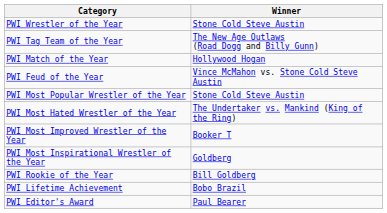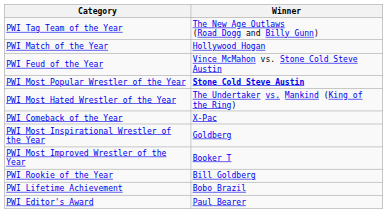- row: (64, 24)
(248, 95) normal -> (248, 82) bold
+ row: (64, 118)
rows swapped: (86, 135) <-> (89, 158)
